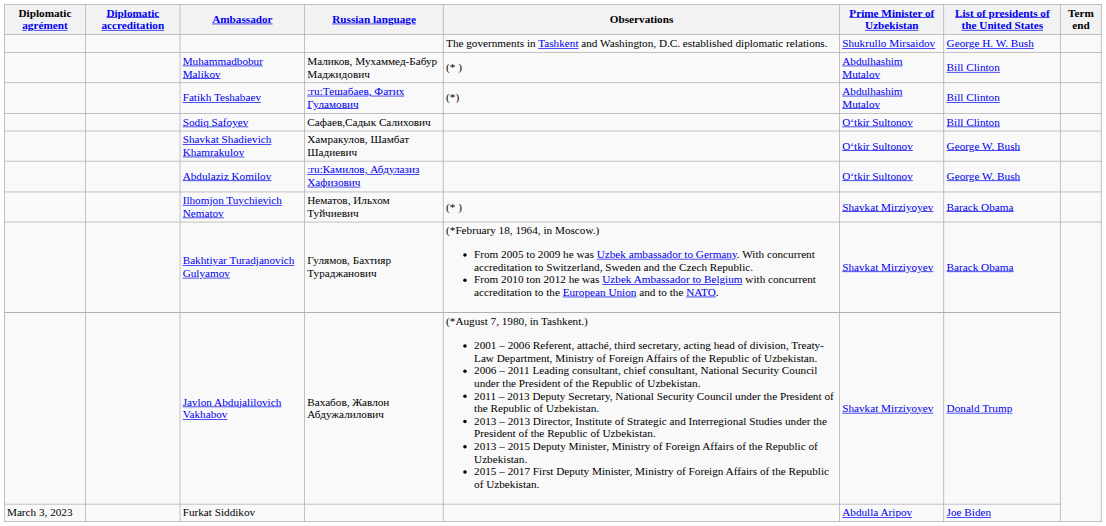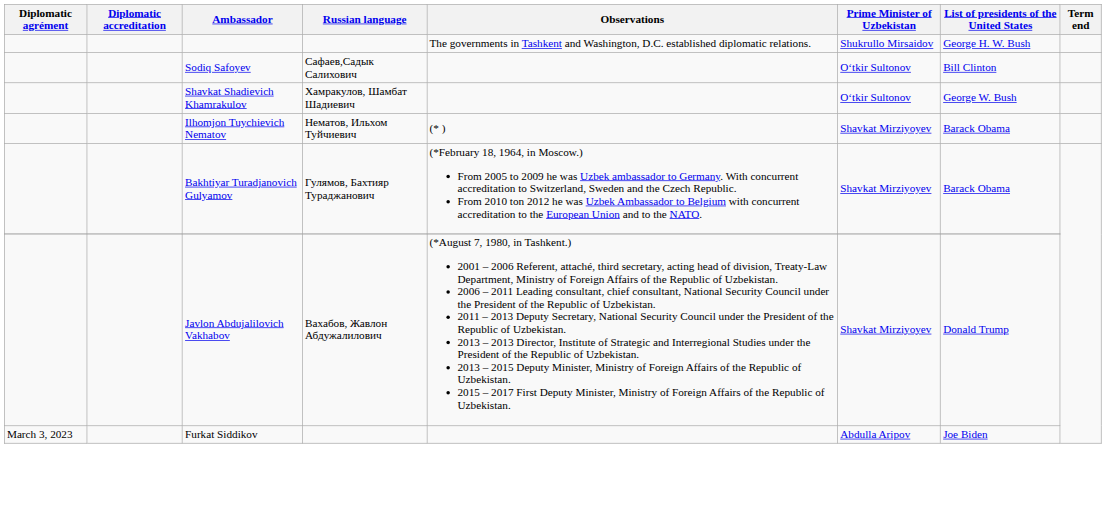- row: (223, 67)
- row: (222, 98)
- row: (227, 176)
